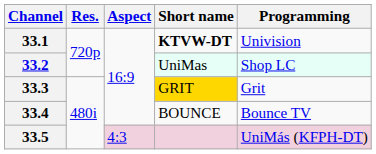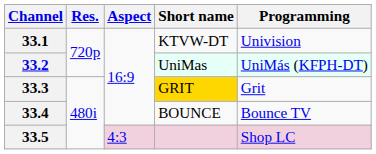(195, 40) bold -> (193, 40) normal
(268, 64) Shop LC -> (304, 64) UniMás (KFPH-DT)
(304, 137) UniMás (KFPH-DT) -> (268, 137) Shop LC
